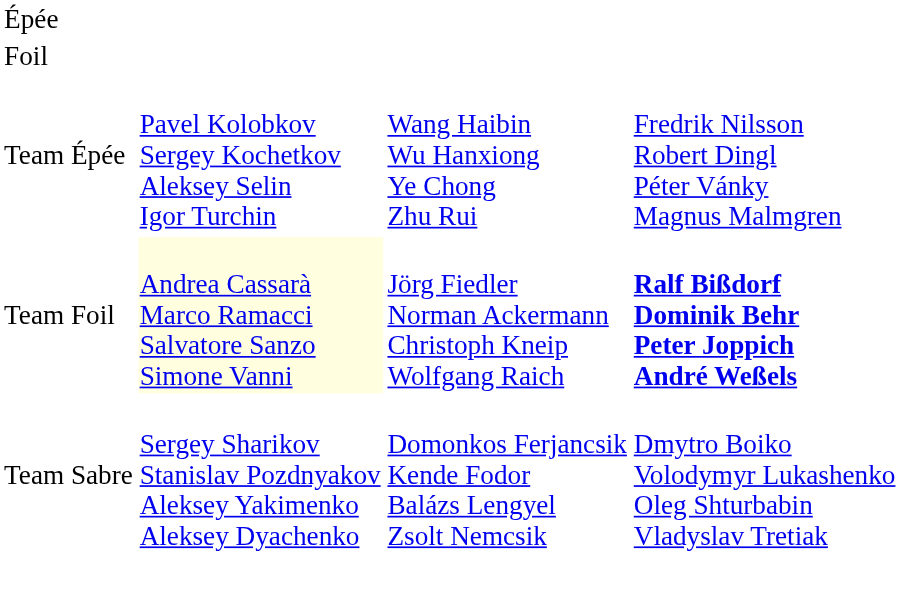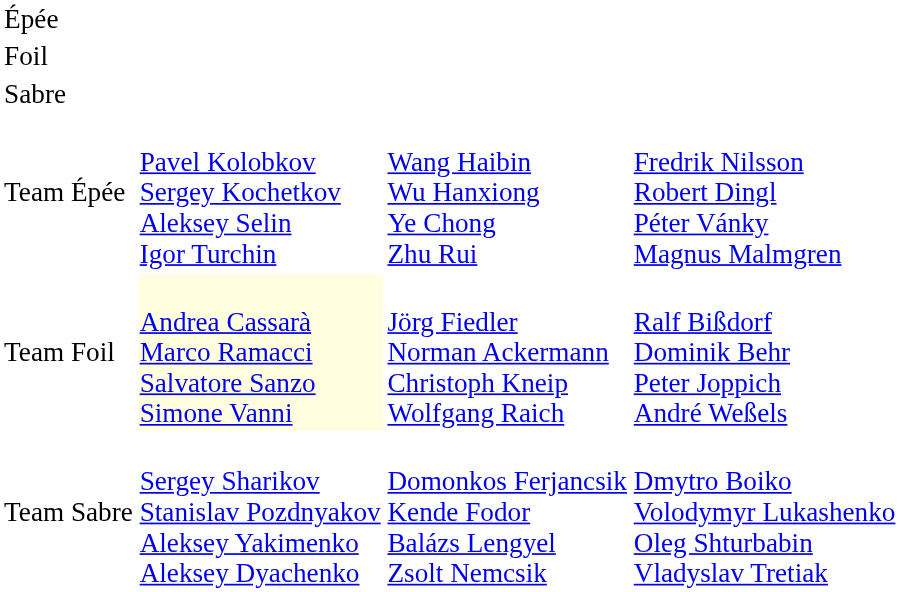+ row: (35, 93)
(716, 330) bold -> (712, 367) normal
